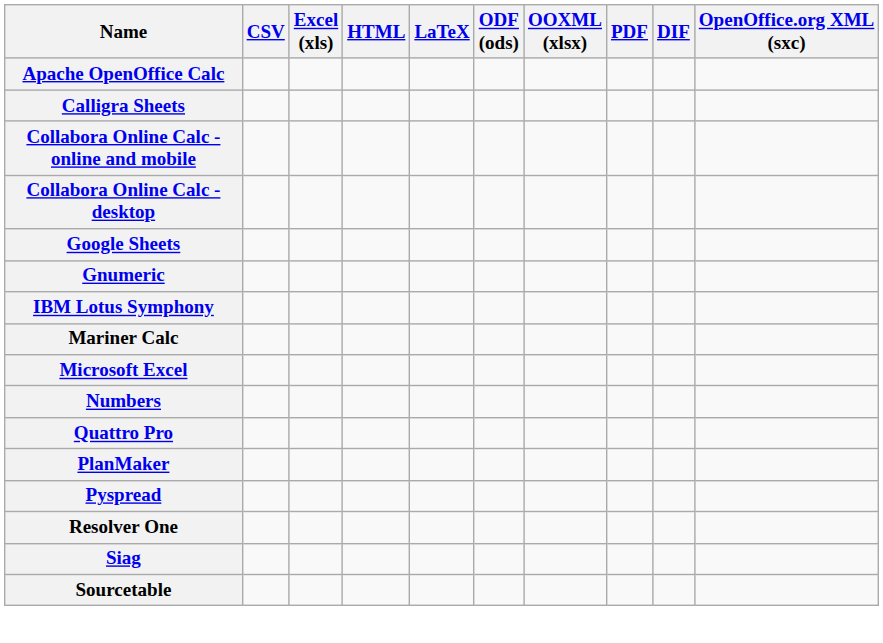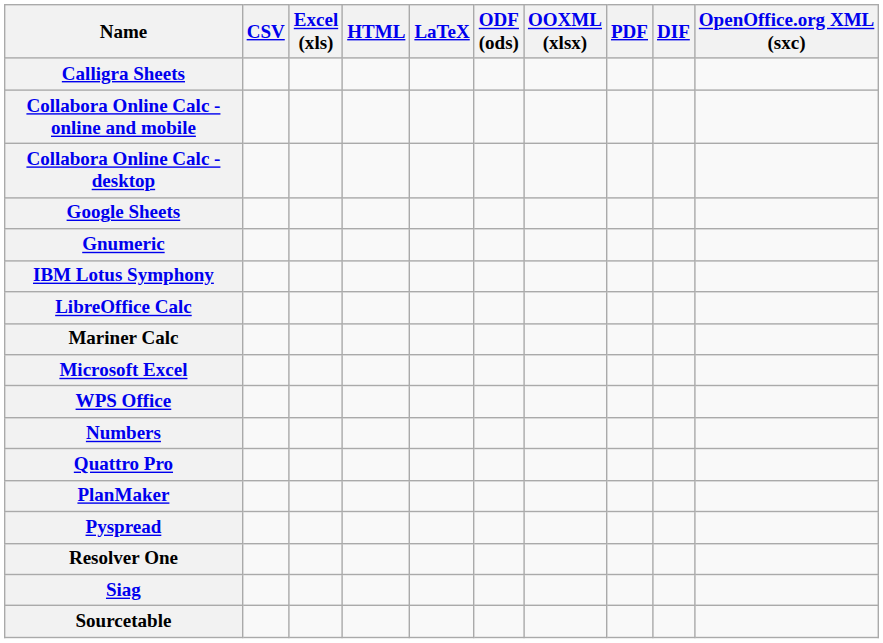- row: (123, 73)
+ row: (123, 306)
+ row: (123, 401)
